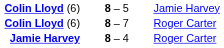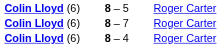(187, 9) Jamie Harvey -> (185, 9) Roger Carter
(45, 38) Jamie Harvey -> (42, 38) Colin Lloyd (6)
